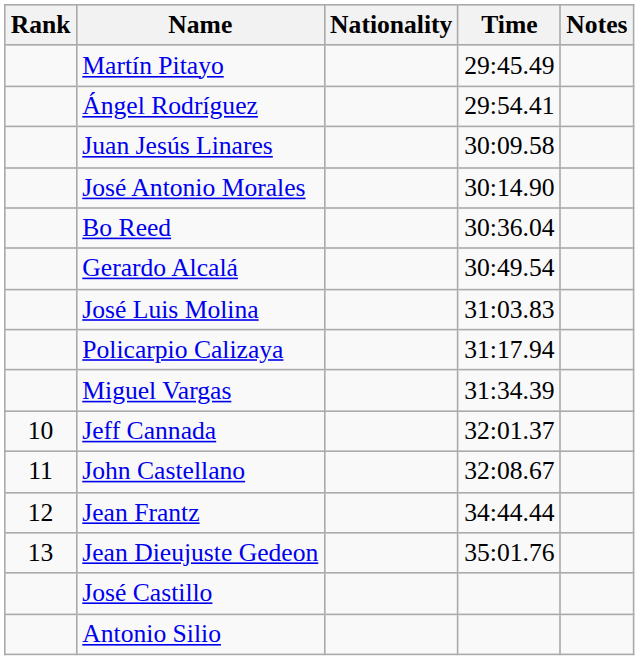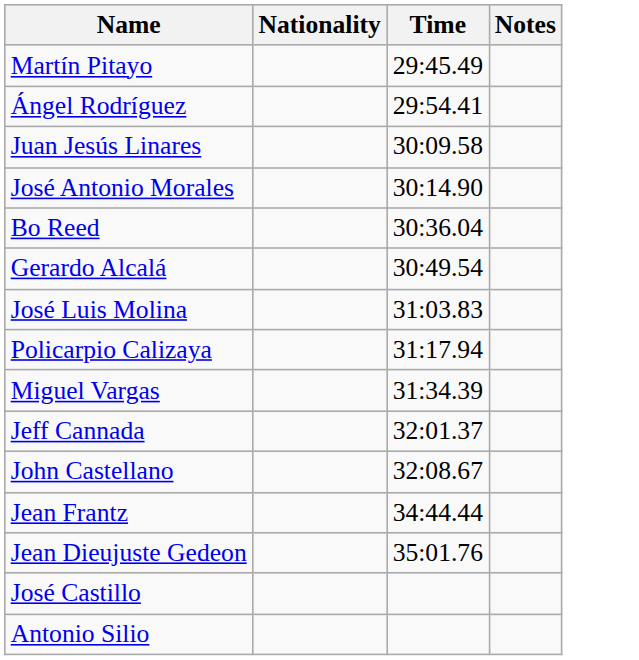- column: (41, 24)
